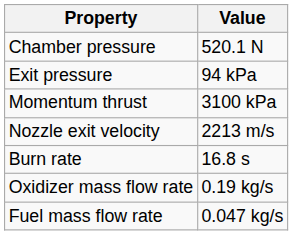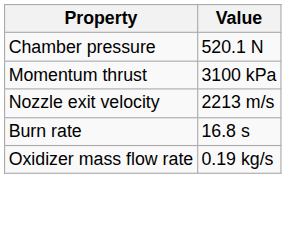- row: (60, 74)
- row: (86, 215)
